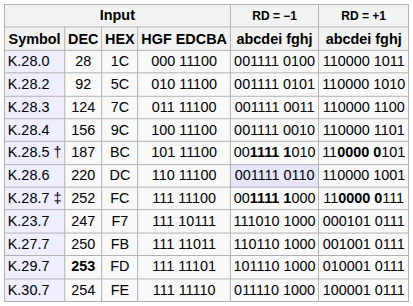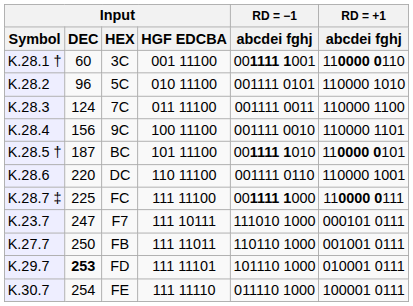- row: (120, 61)
+ row: (120, 61)
(83, 84) 92 -> (83, 84) 96
(275, 175) lavender background -> (275, 175) no background
(83, 198) 252 -> (83, 198) 225
